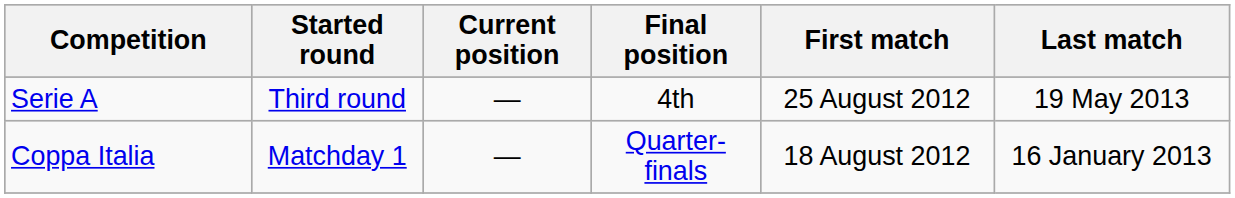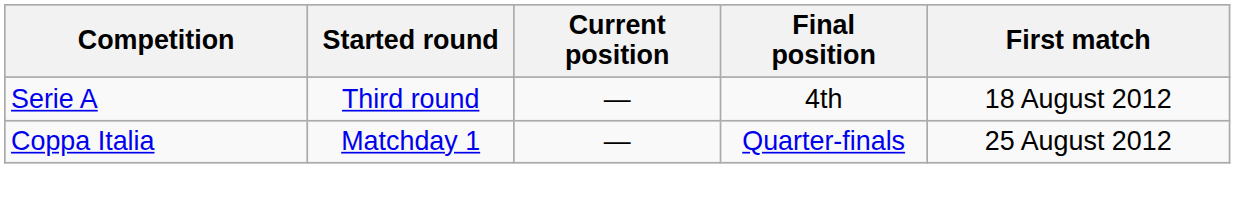- column: (1112, 40)
(877, 98) 25 August 2012 -> (1078, 98) 18 August 2012
(877, 156) 18 August 2012 -> (1078, 141) 25 August 2012
